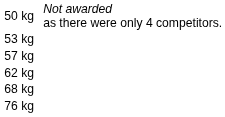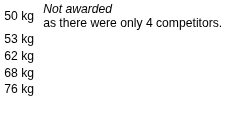- row: (19, 56)
